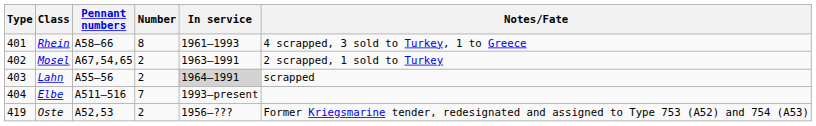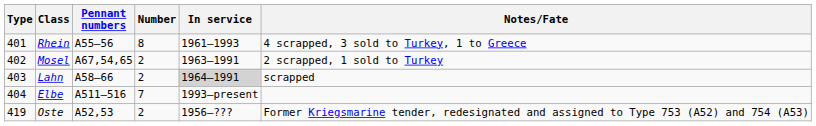(94, 43) A58–66 -> (94, 43) A55–56
(94, 78) A55–56 -> (94, 78) A58–66
